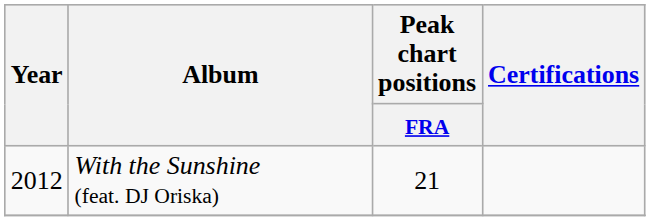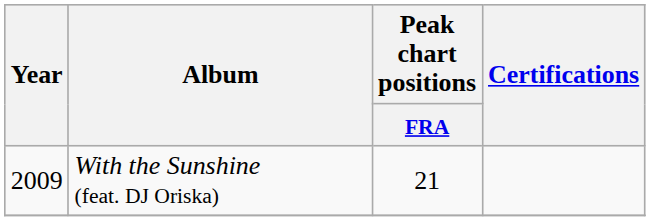(37, 180) 2012 -> (37, 180) 2009
